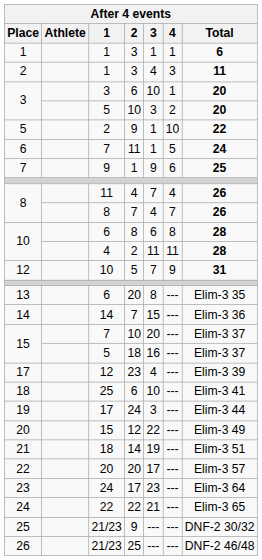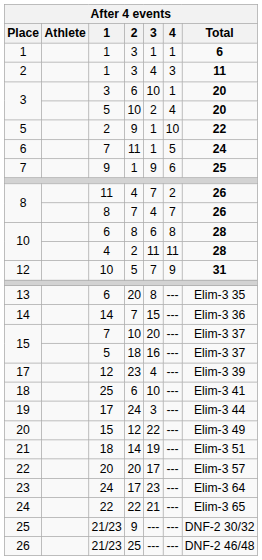(153, 110) 3 -> (153, 110) 2
(172, 110) 2 -> (172, 110) 4
(172, 193) 4 -> (172, 193) 2
